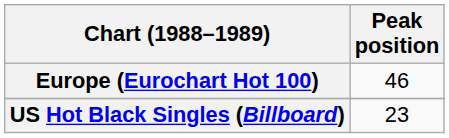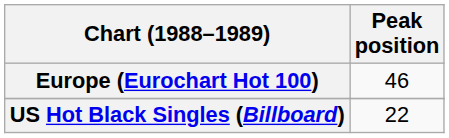(397, 115) 23 -> (397, 115) 22
